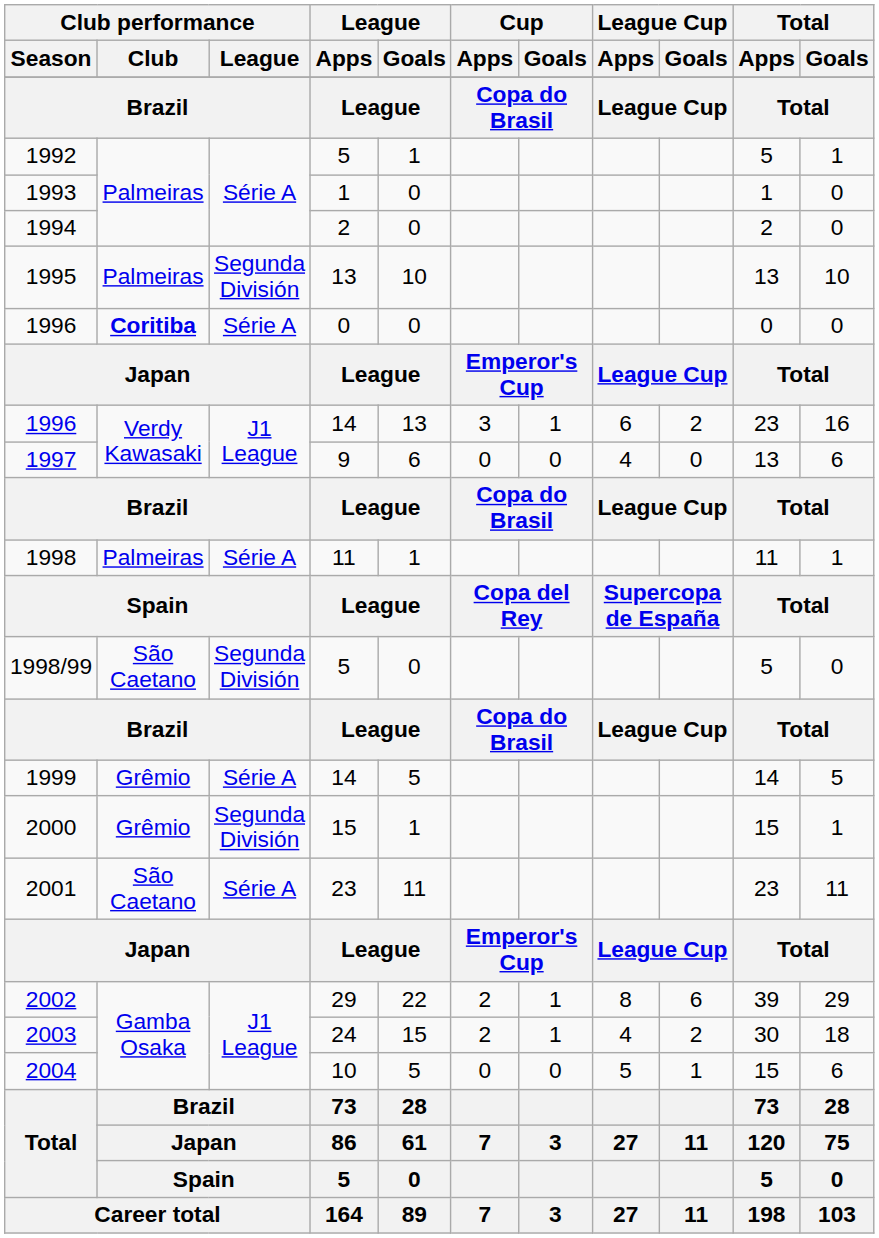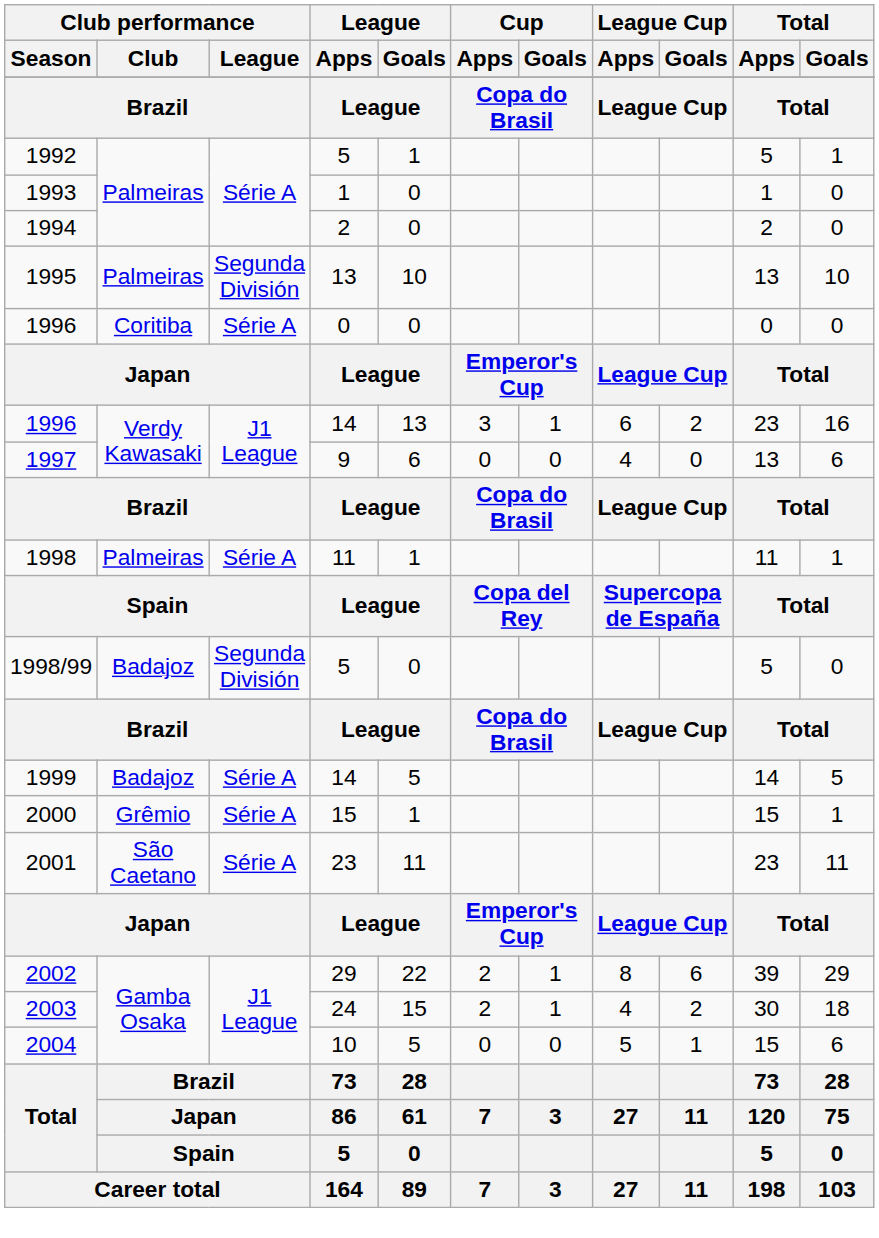(153, 325) bold -> (153, 325) normal
(153, 667) São Caetano -> (153, 667) Badajoz
(153, 777) Grêmio -> (153, 777) Badajoz
(260, 826) Segunda División -> (260, 813) Série A
